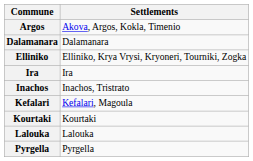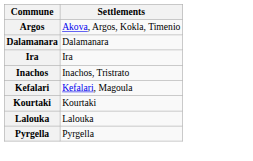- row: (32, 57)
